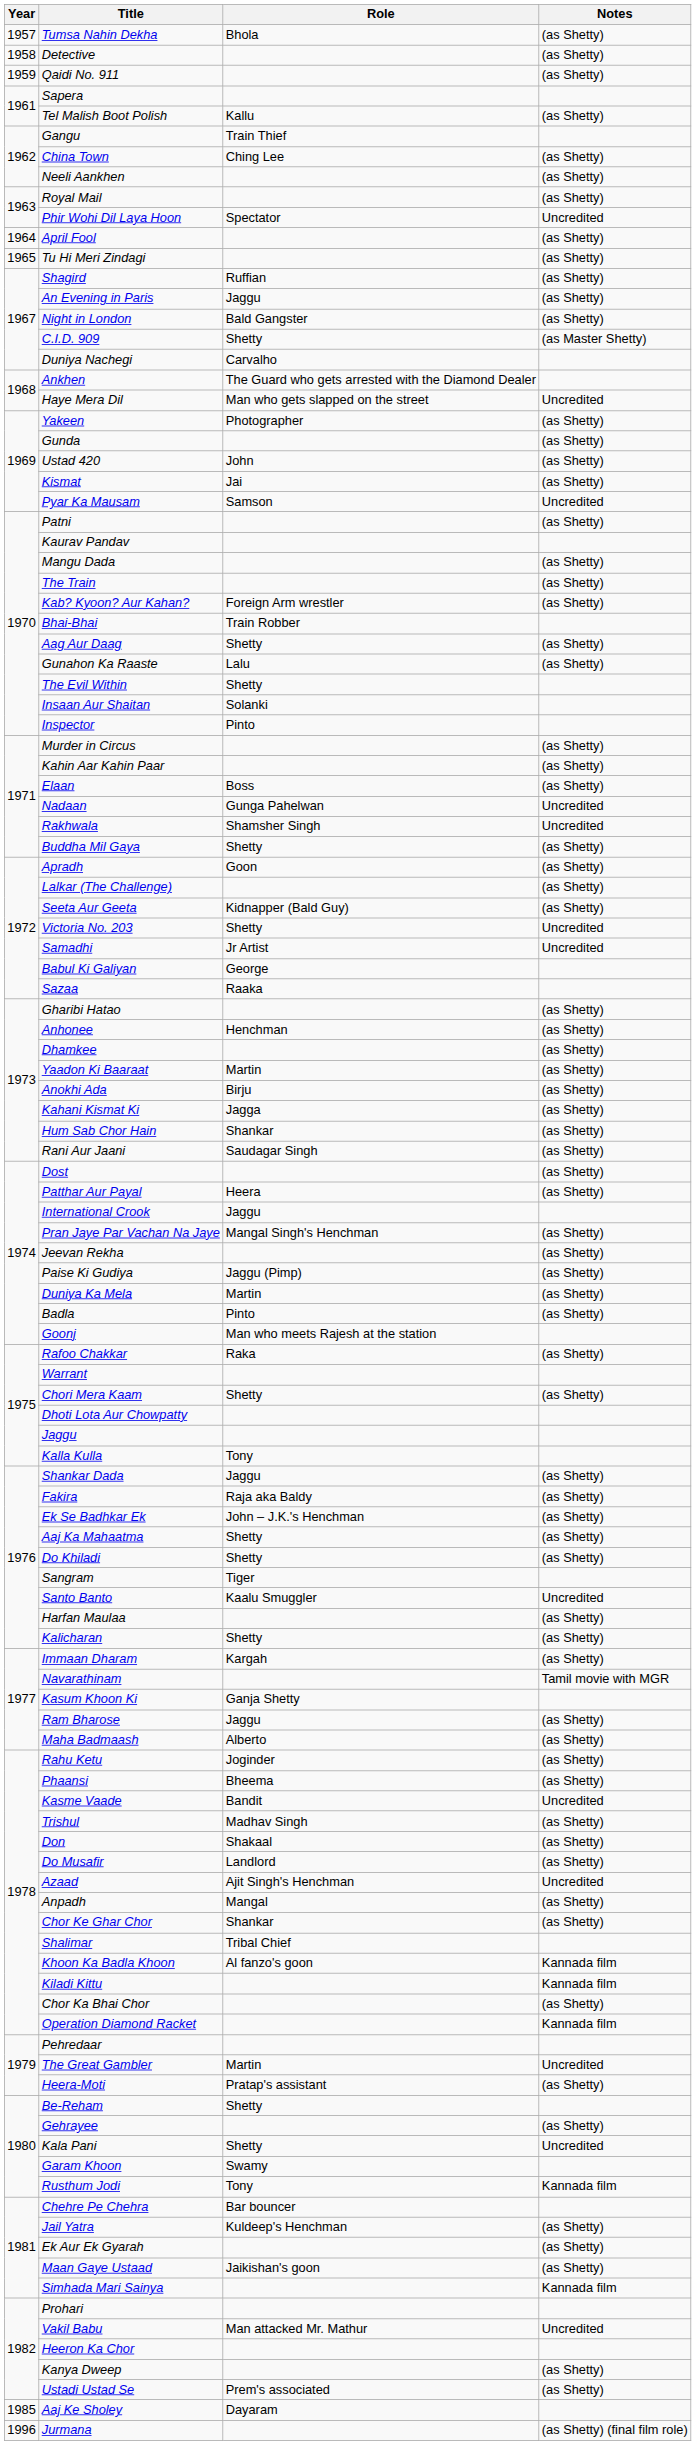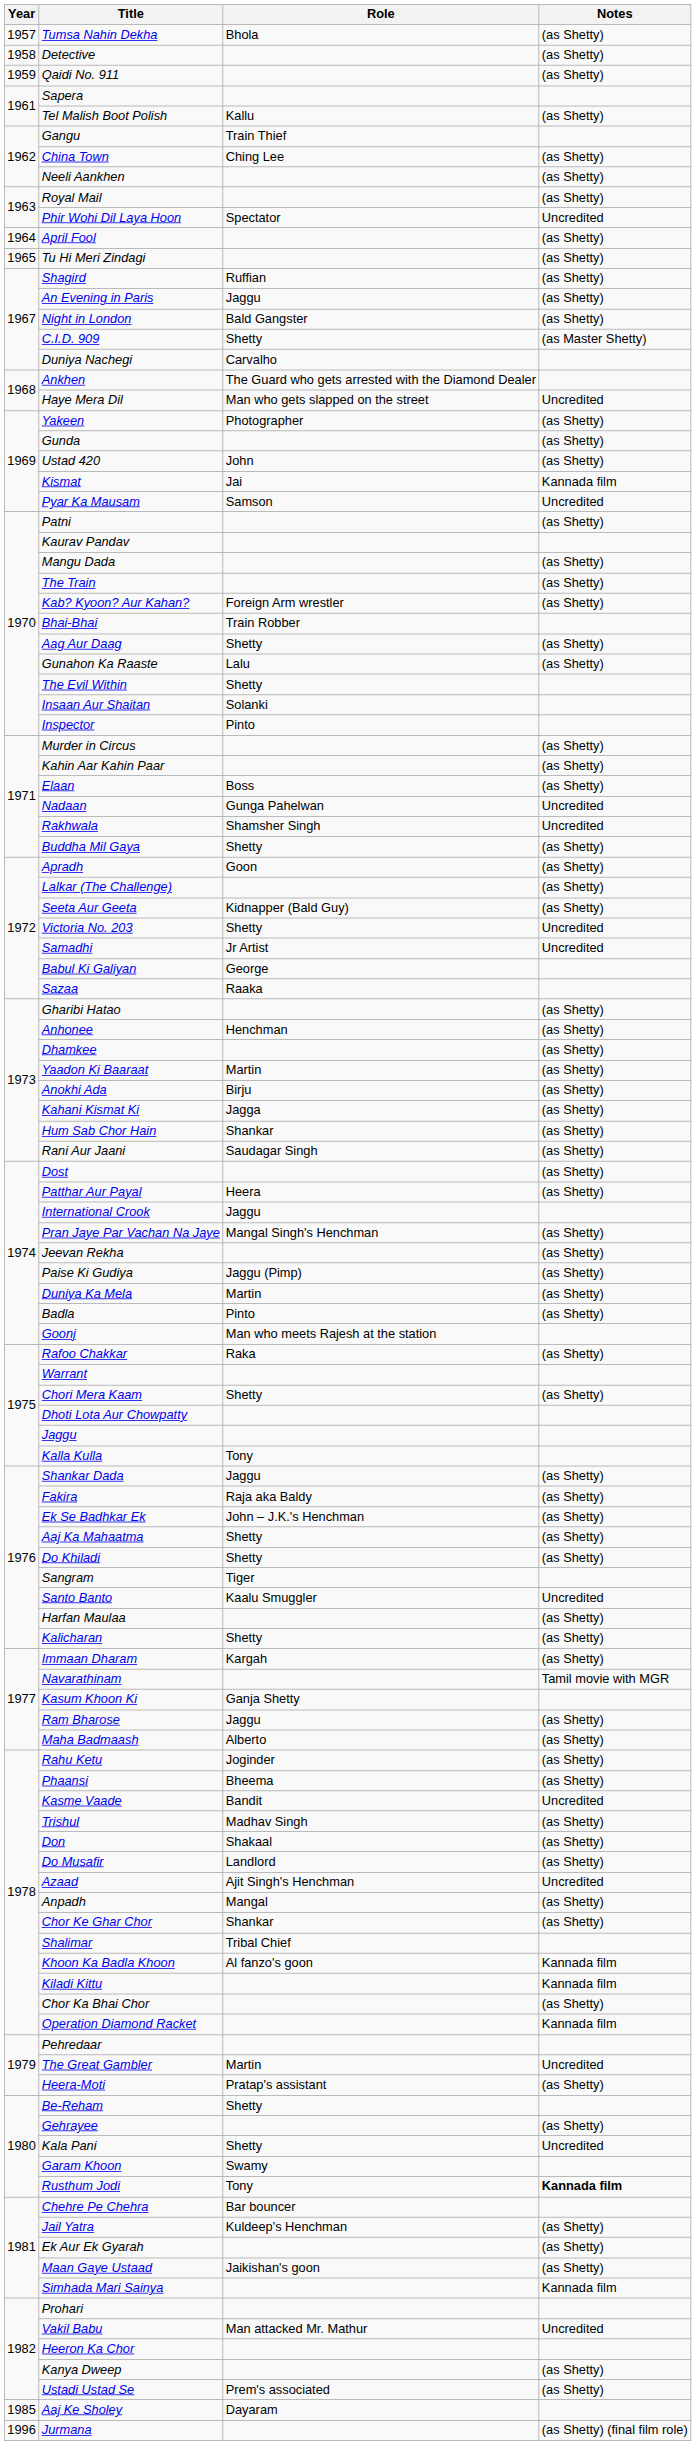(573, 481) (as Shetty) -> (579, 481) Kannada film
(579, 2186) normal -> (582, 2186) bold
